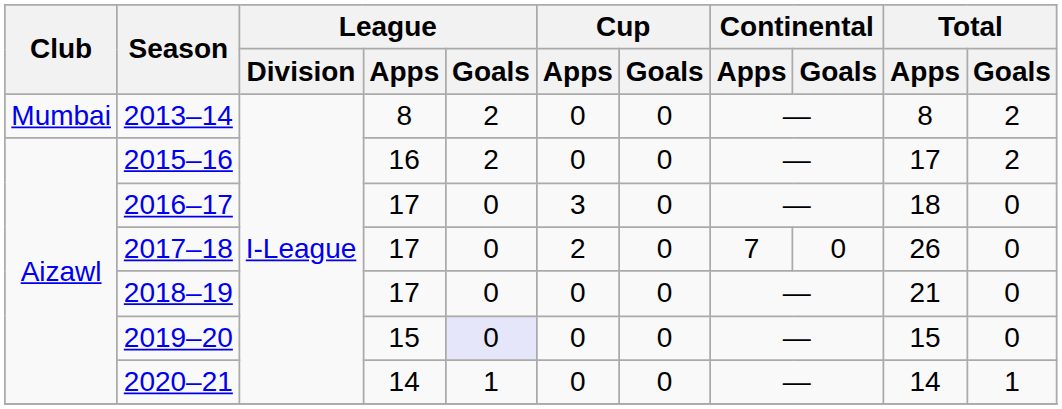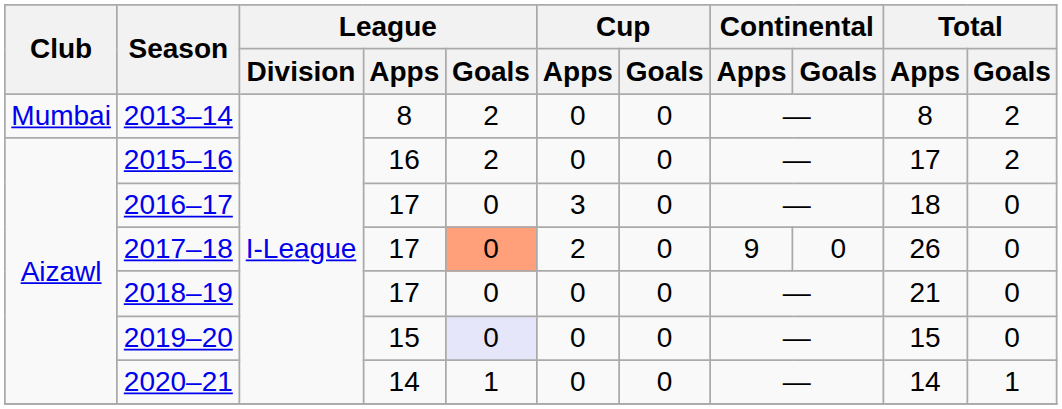(491, 248) no background -> (491, 248) lightsalmon background
(751, 248) 7 -> (751, 248) 9
